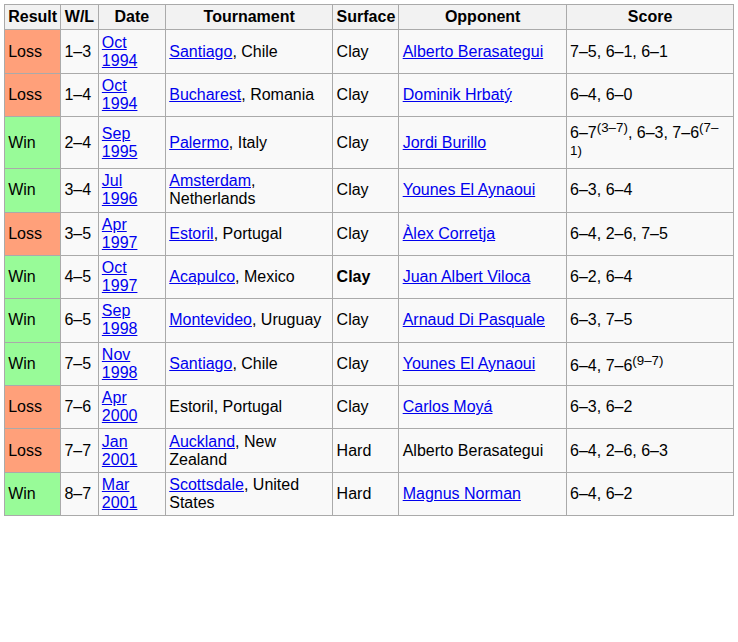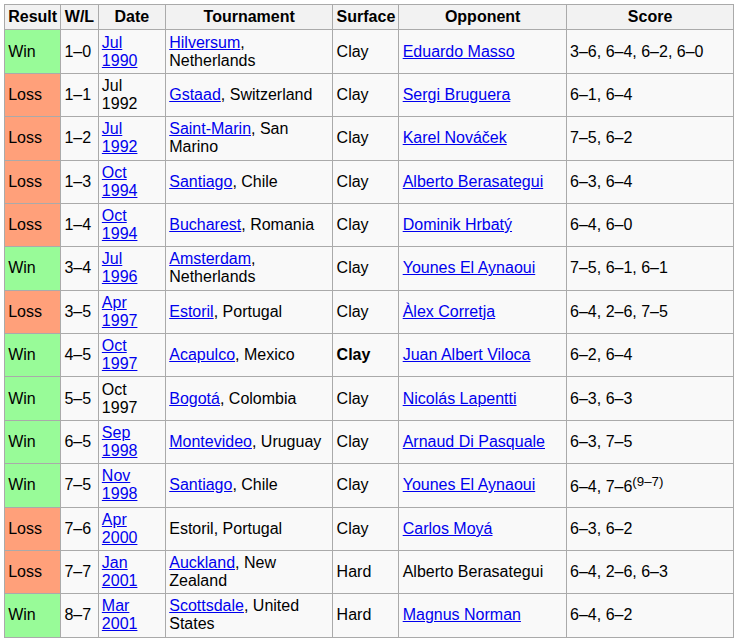+ row: (78, 51)
+ row: (78, 94)
+ row: (78, 138)
(619, 51) 7–5, 6–1, 6–1 -> (601, 181) 6–3, 6–4
- row: (78, 142)
(601, 190) 6–3, 6–4 -> (619, 268) 7–5, 6–1, 6–1
+ row: (78, 398)
